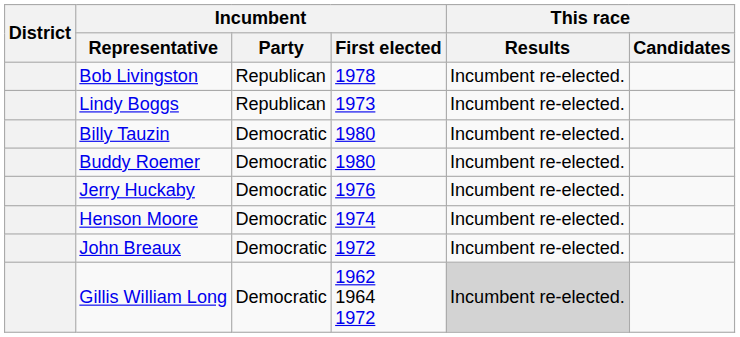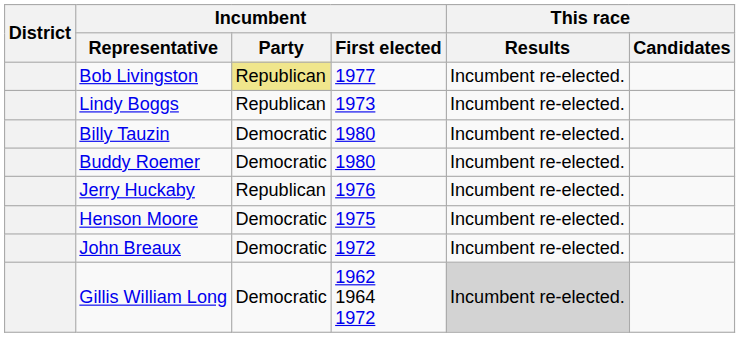(281, 76) no background -> (281, 76) khaki background
(355, 76) 1978 -> (355, 76) 1977
(281, 190) Democratic -> (281, 190) Republican
(355, 219) 1974 -> (355, 219) 1975
